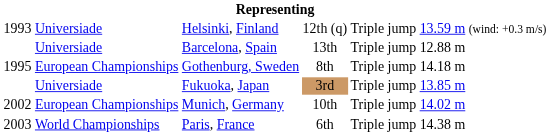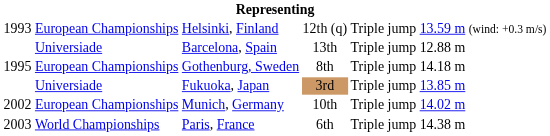(69, 28) Universiade -> (107, 28) European Championships
